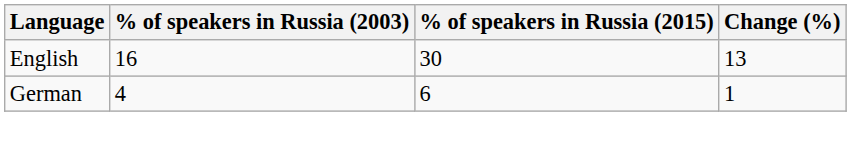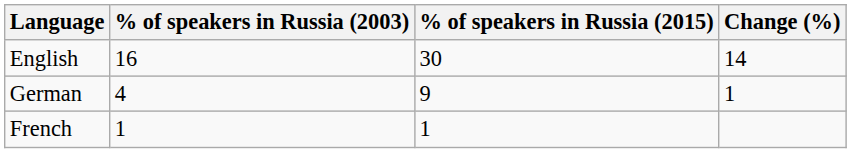(735, 57) 13 -> (735, 57) 14
(425, 93) 6 -> (425, 93) 9
+ row: (41, 128)
